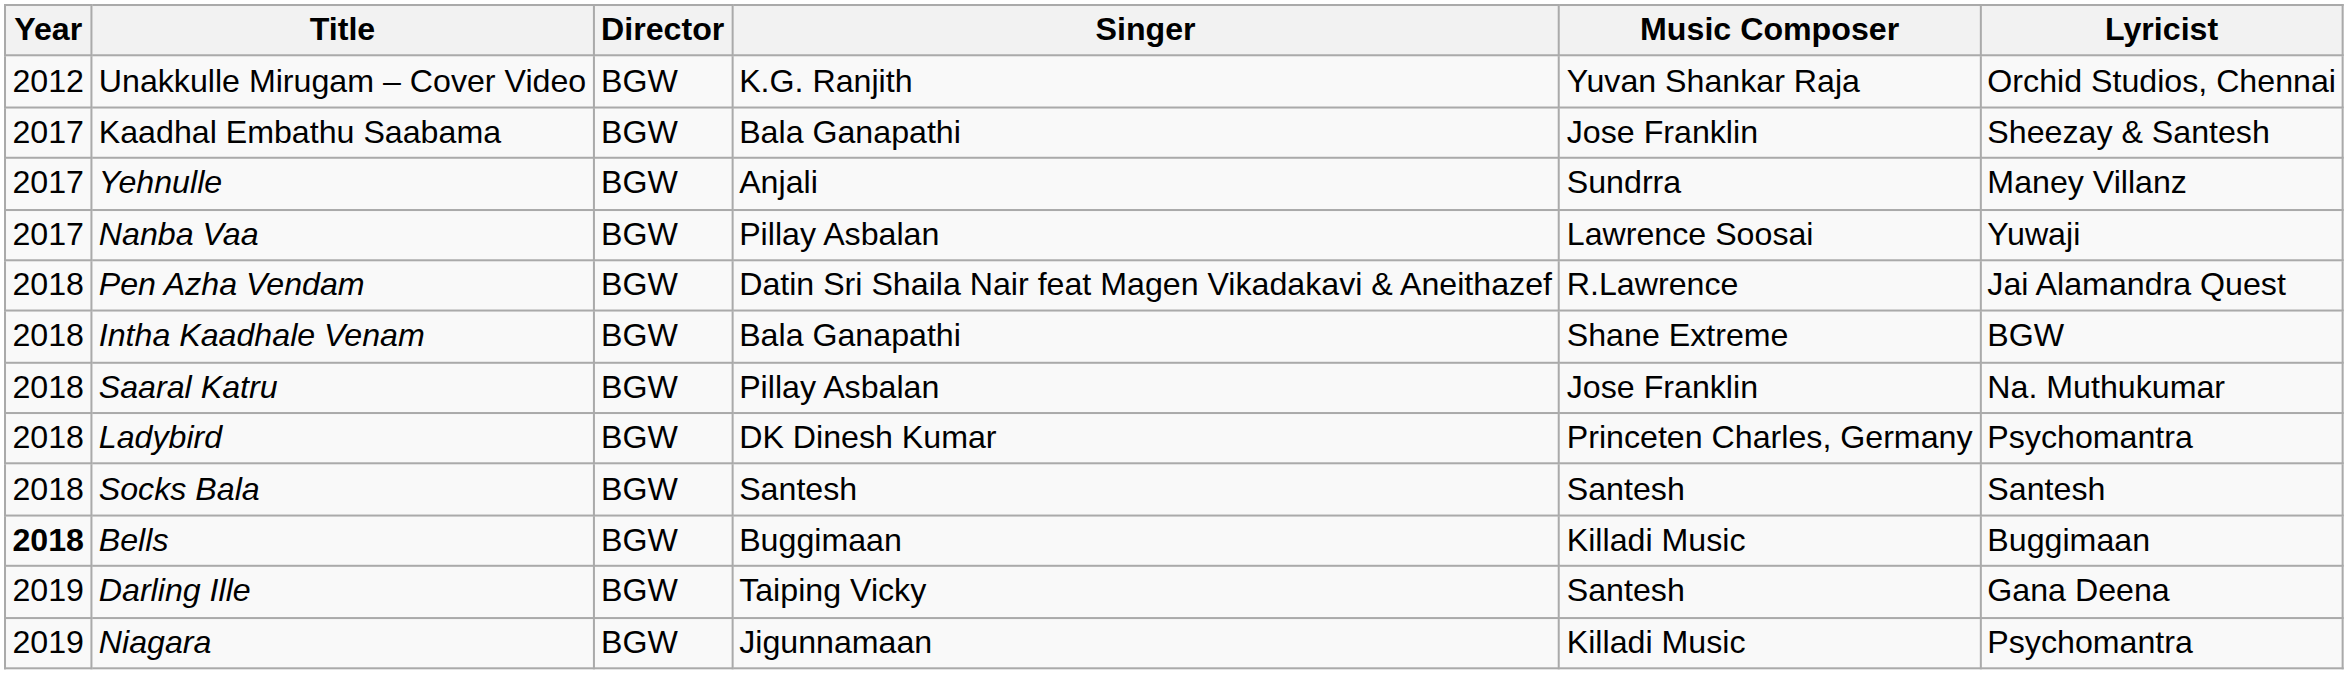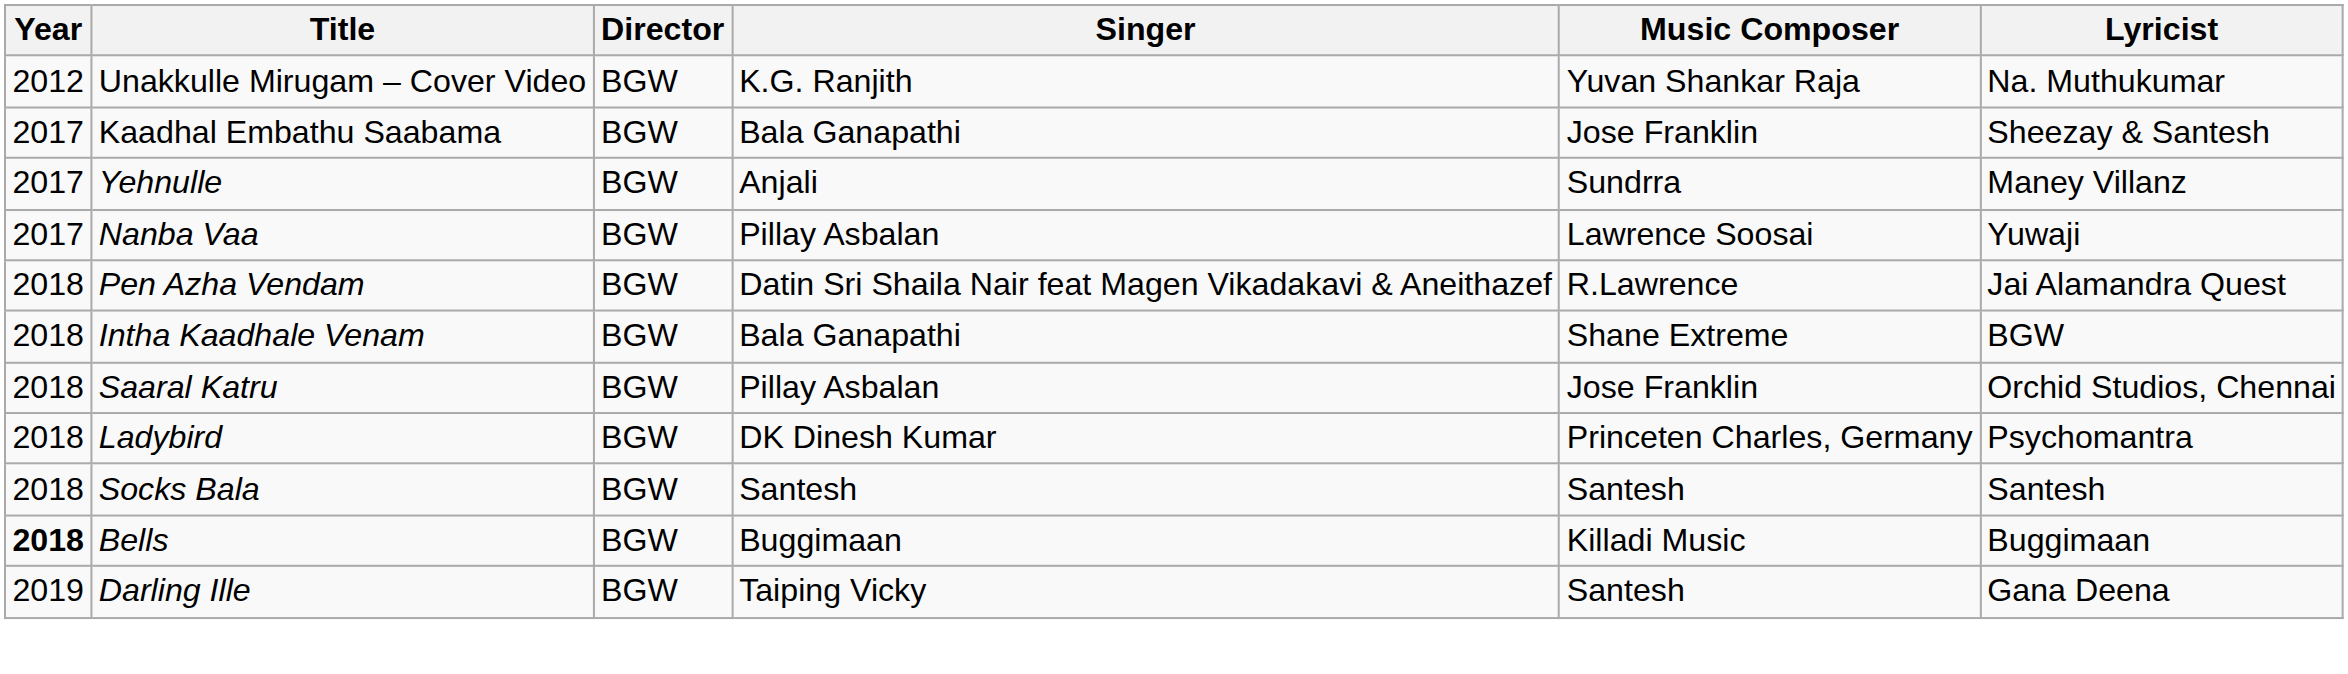(2162, 81) Orchid Studios, Chennai -> (2106, 81) Na. Muthukumar
(2106, 387) Na. Muthukumar -> (2162, 387) Orchid Studios, Chennai
- row: (155, 642)
